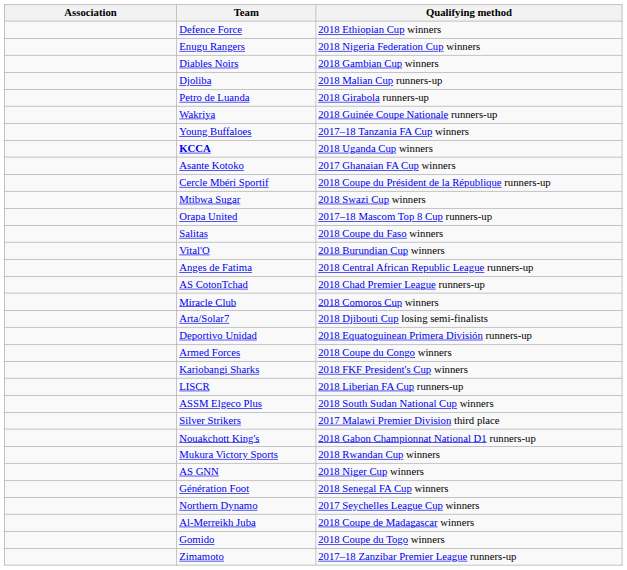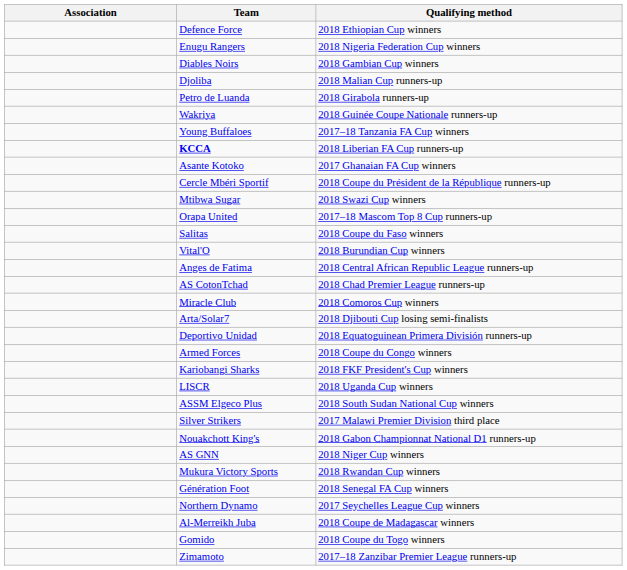(376, 149) 2018 Uganda Cup winners -> (391, 149) 2018 Liberian FA Cup runners-up
(391, 387) 2018 Liberian FA Cup runners-up -> (376, 387) 2018 Uganda Cup winners
rows swapped: (199, 472) <-> (229, 455)
